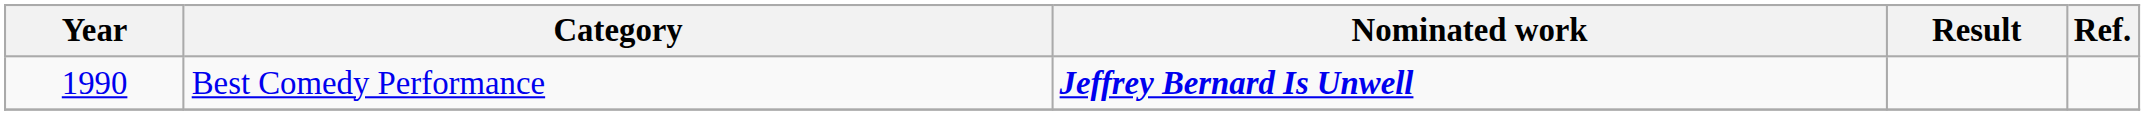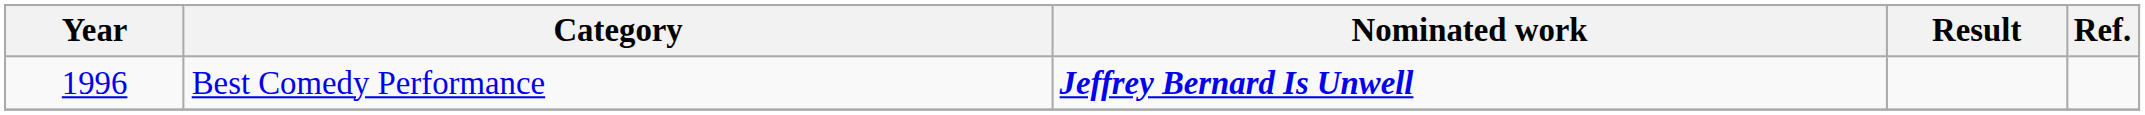(95, 82) 1990 -> (95, 82) 1996
